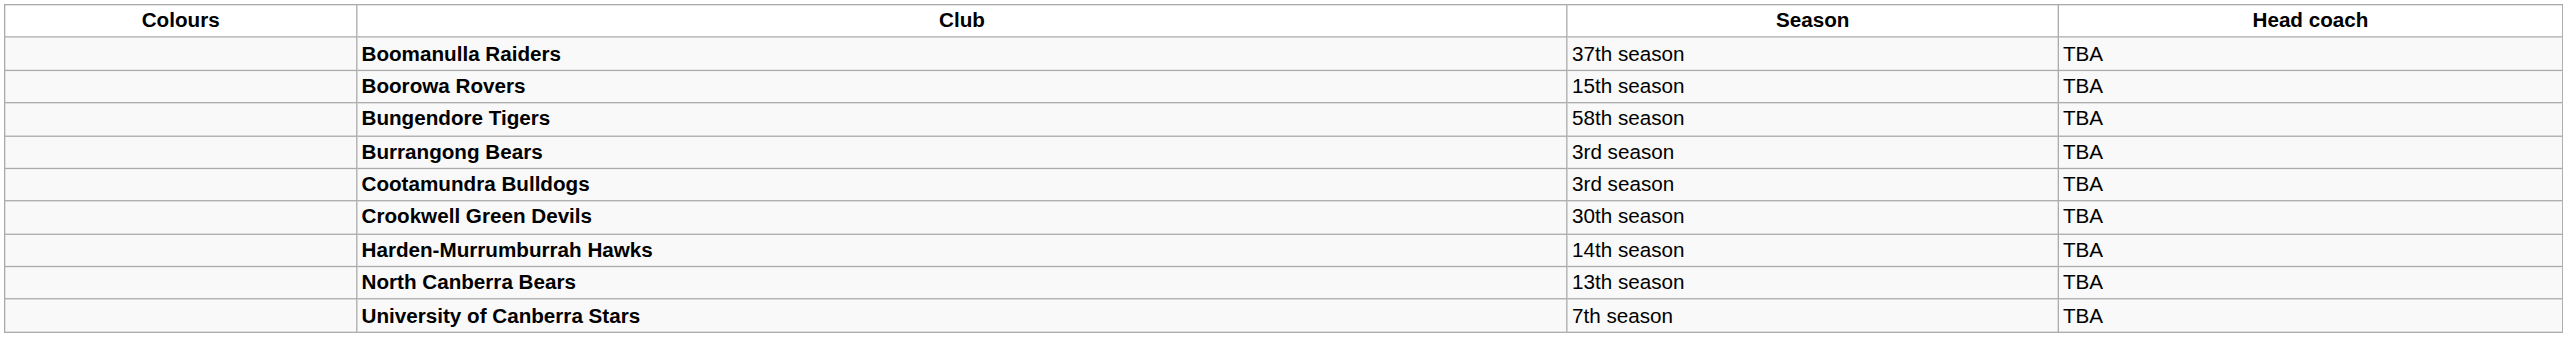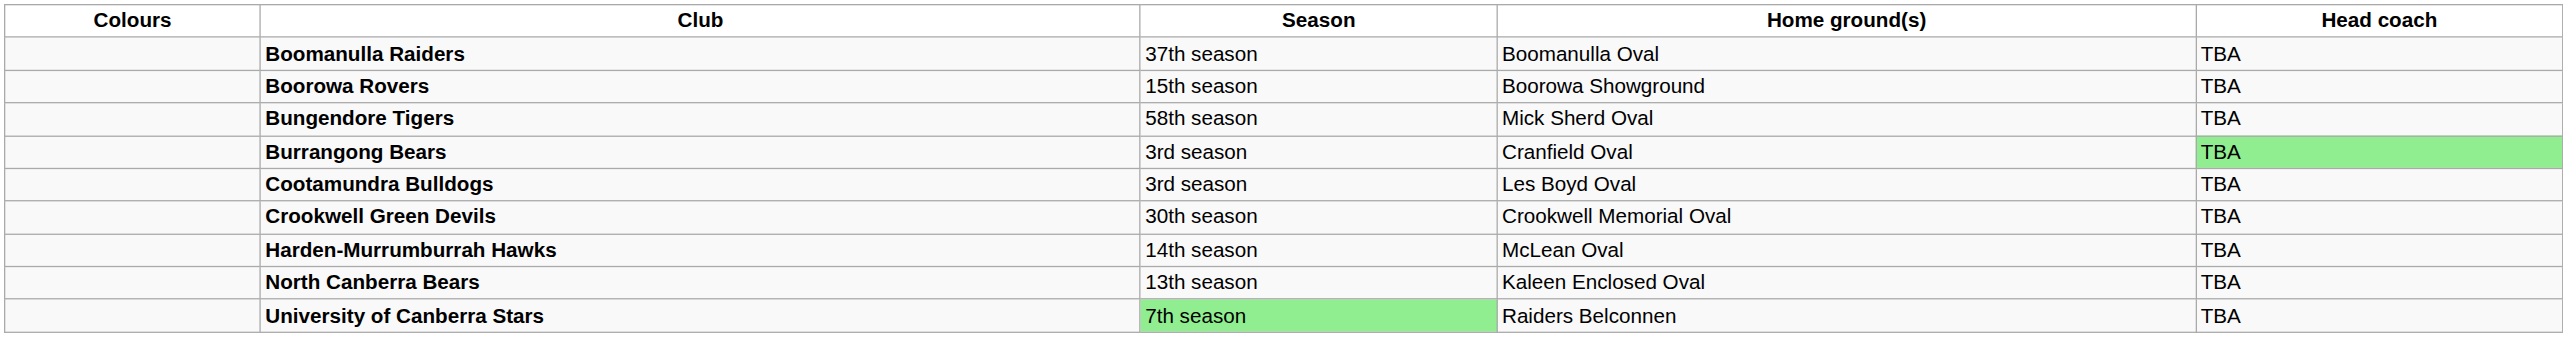+ column: (1847, 20)
(2083, 151) no background -> (2221, 151) lightgreen background
(1623, 315) no background -> (1196, 315) lightgreen background
